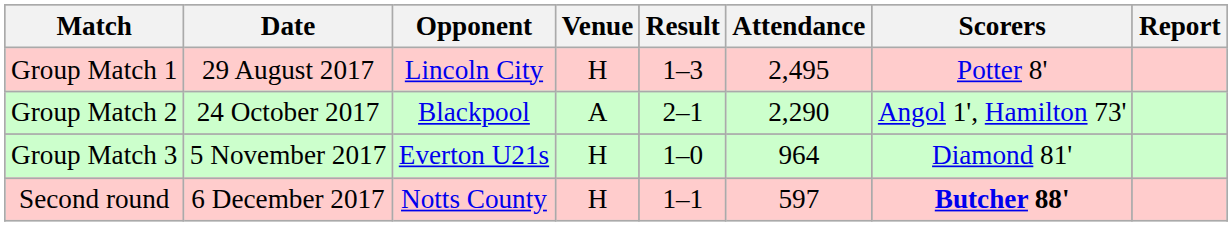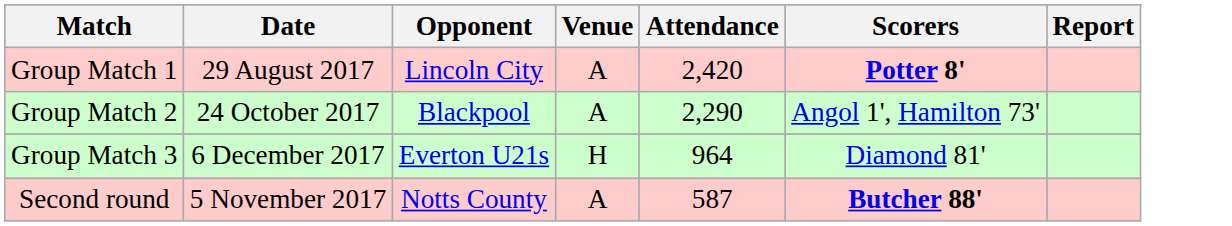- column: (683, 26)
(597, 69) H -> (597, 69) A
(799, 69) 2,495 -> (712, 69) 2,420
(1002, 69) normal -> (916, 69) bold
(288, 155) 5 November 2017 -> (288, 155) 6 December 2017
(288, 198) 6 December 2017 -> (288, 198) 5 November 2017
(597, 198) H -> (597, 198) A
(799, 198) 597 -> (712, 198) 587
